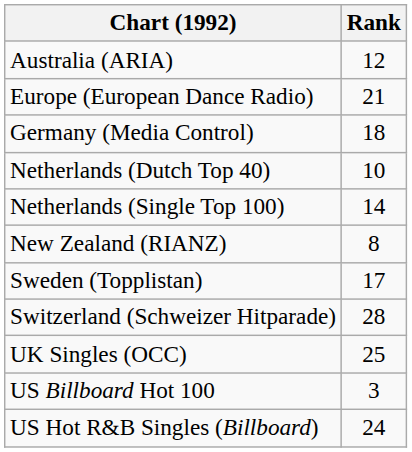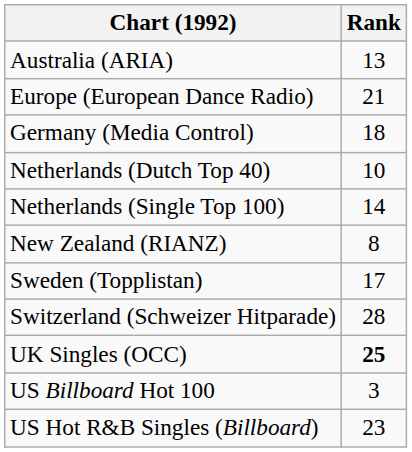(374, 59) 12 -> (374, 59) 13
(374, 354) normal -> (374, 354) bold
(374, 427) 24 -> (374, 427) 23
